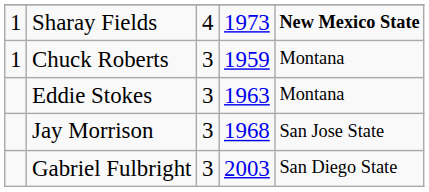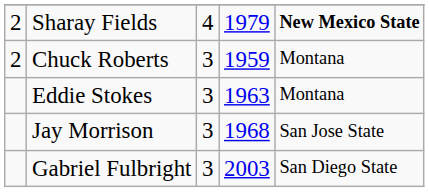(16, 22) 1 -> (16, 22) 2
(247, 22) 1973 -> (247, 22) 1979
(16, 58) 1 -> (16, 58) 2
